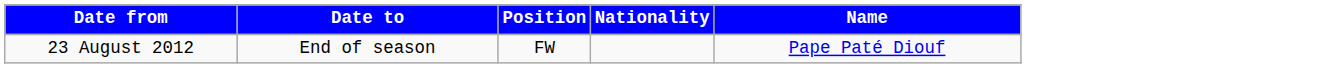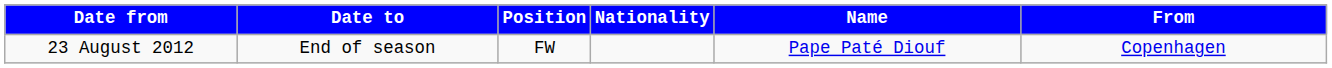+ column: (1173, 19)
